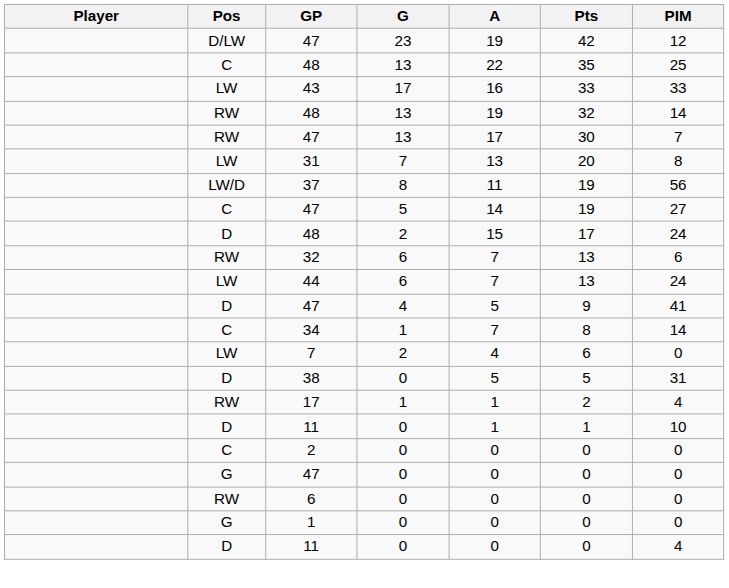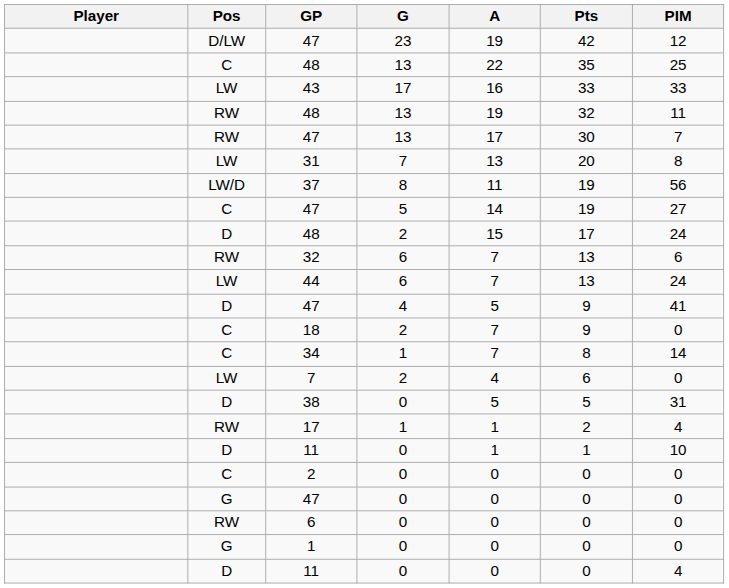(678, 112) 14 -> (678, 112) 11
+ row: (227, 329)
